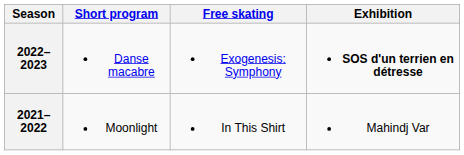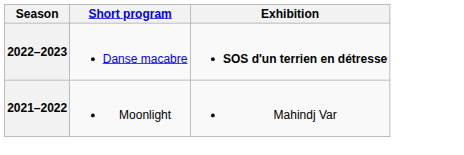- column: (238, 14)
